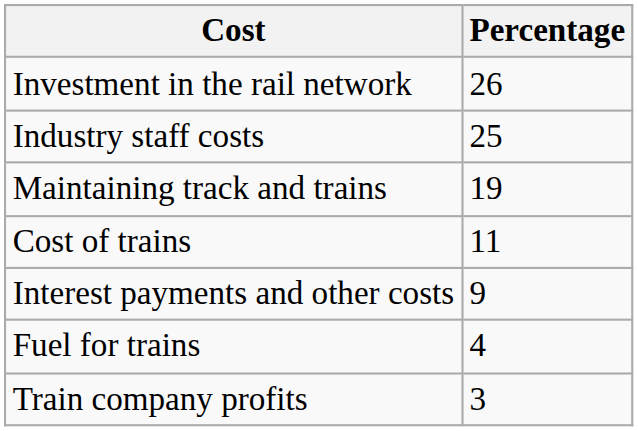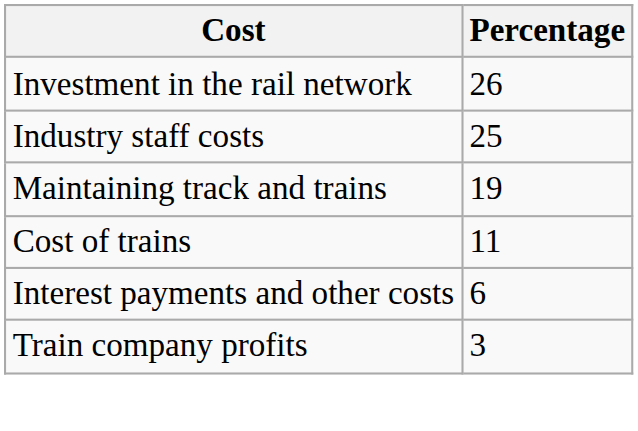(478, 293) 9 -> (478, 293) 6
- row: (106, 345)
